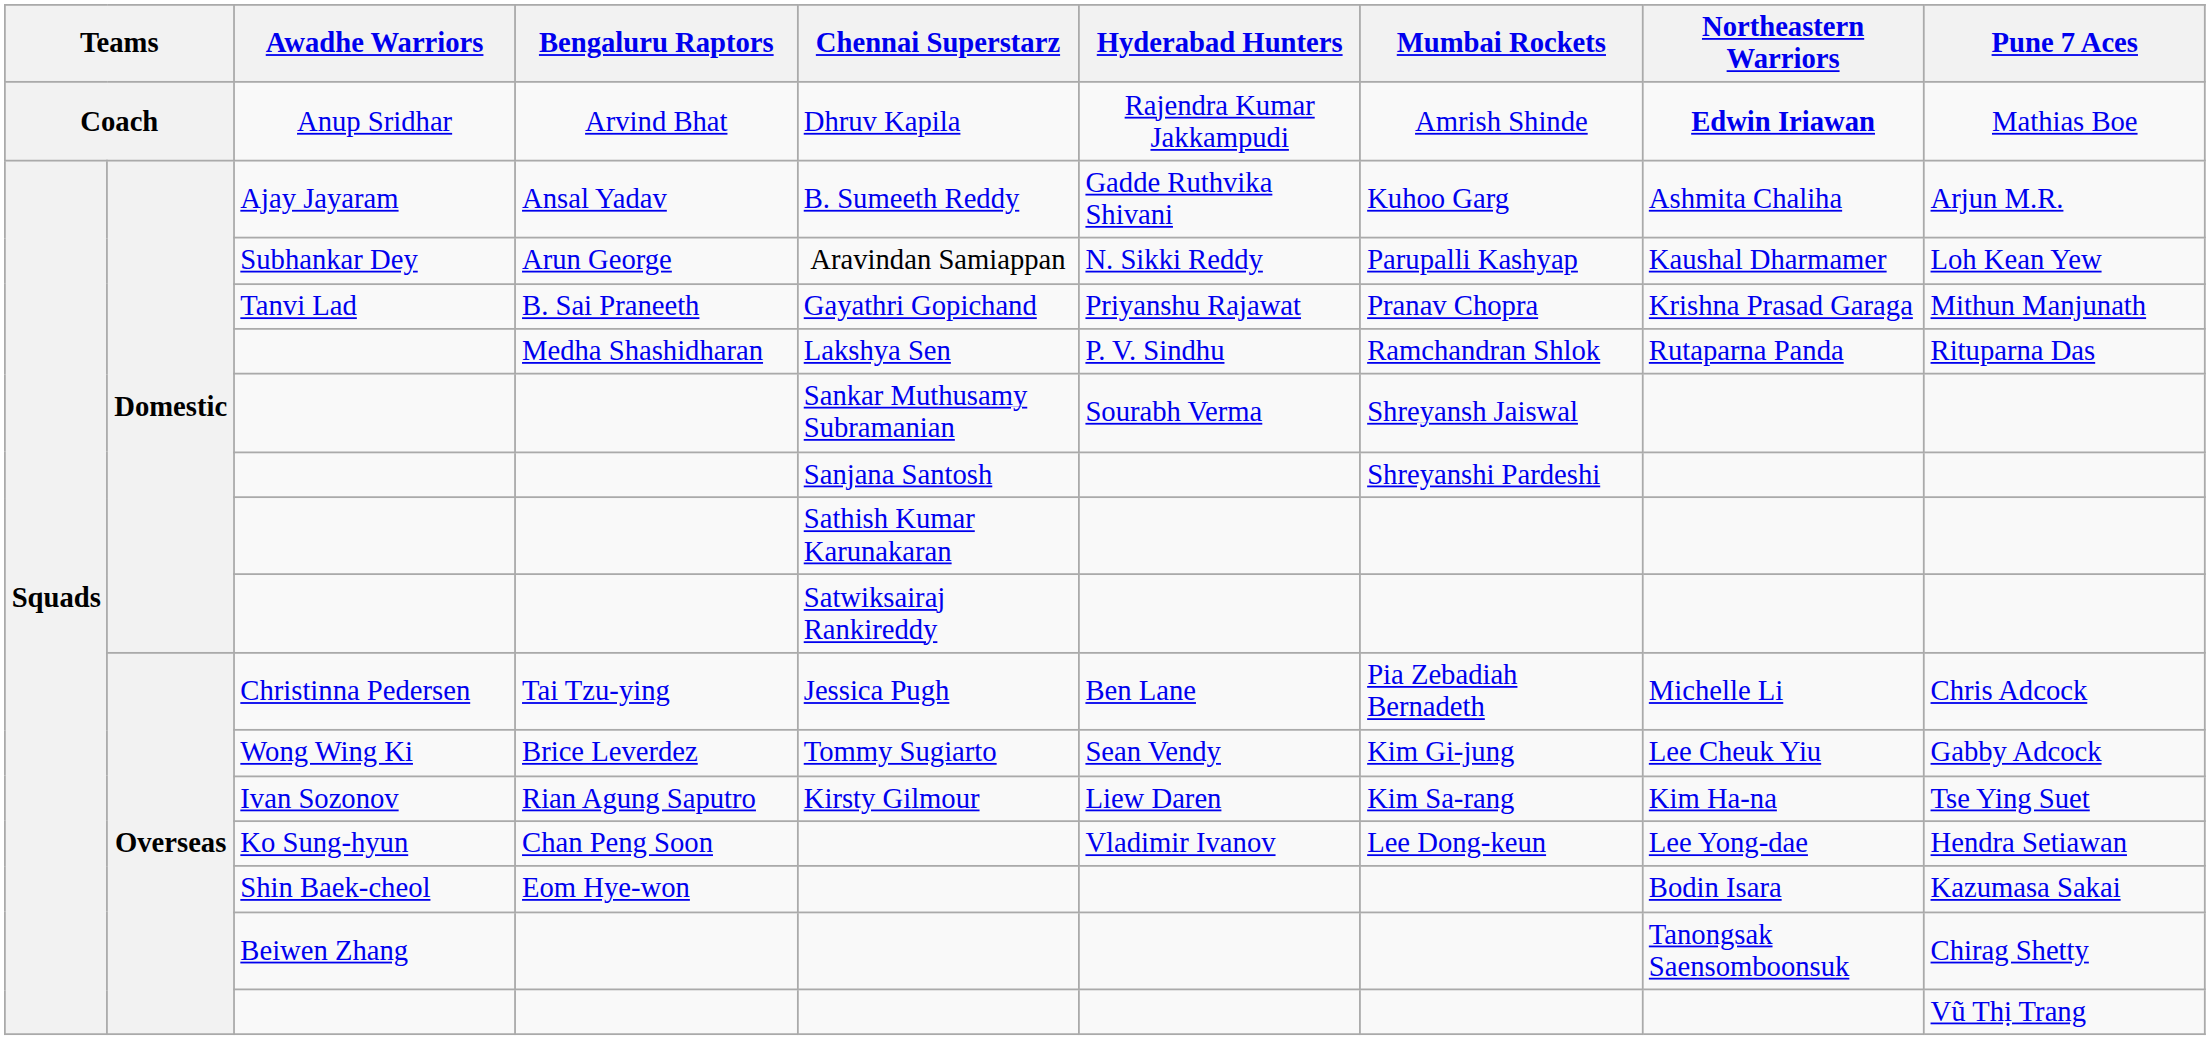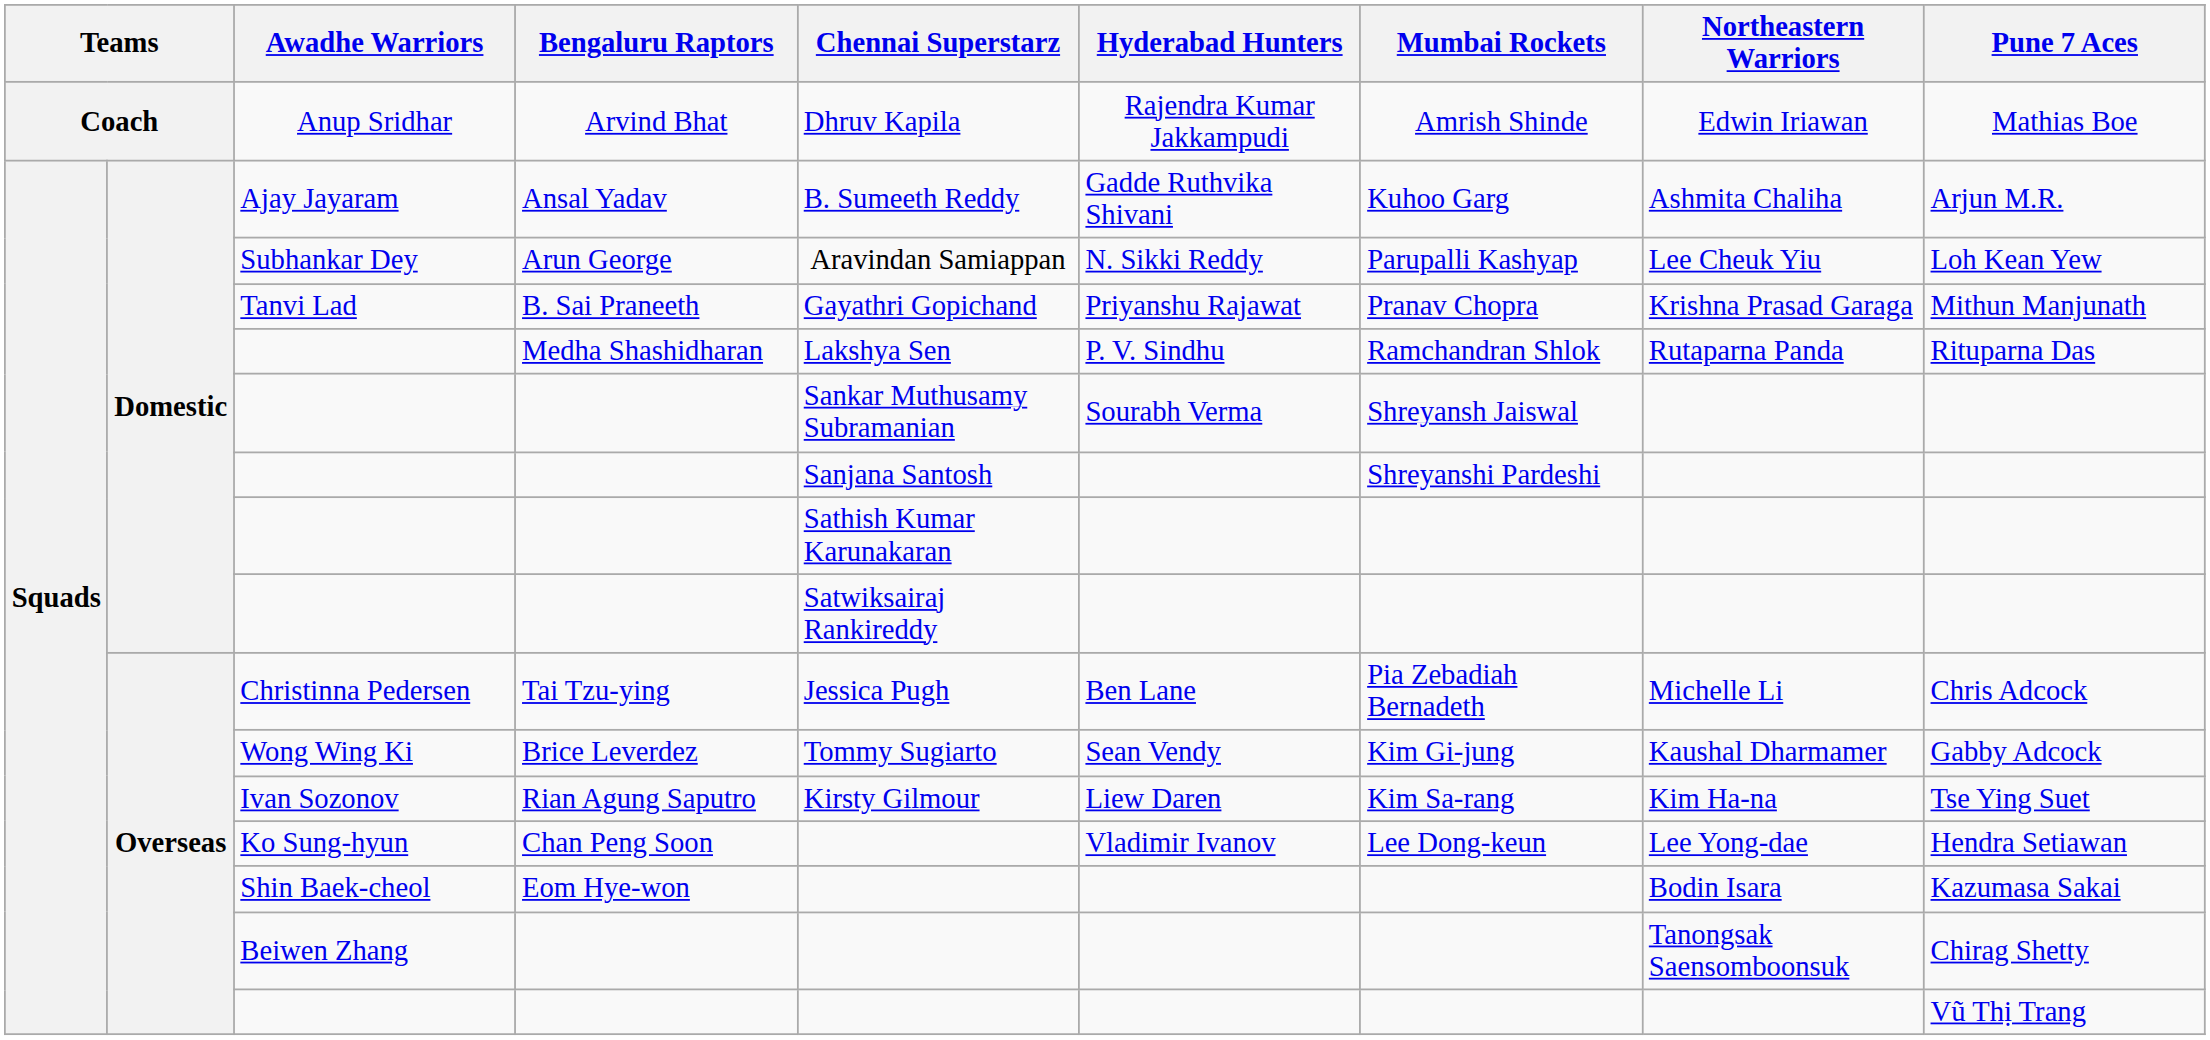(1783, 120) bold -> (1783, 120) normal
(1768, 260) Kaushal Dharmamer -> (1735, 260) Lee Cheuk Yiu
(1735, 752) Lee Cheuk Yiu -> (1768, 752) Kaushal Dharmamer
